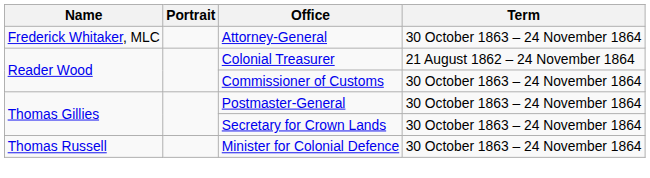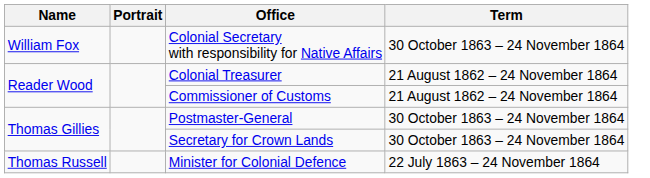- row: (274, 37)
+ row: (275, 45)
(524, 81) 30 October 1863 – 24 November 1864 -> (503, 97) 21 August 1862 – 24 November 1864
(524, 147) 30 October 1863 – 24 November 1864 -> (494, 162) 22 July 1863 – 24 November 1864
